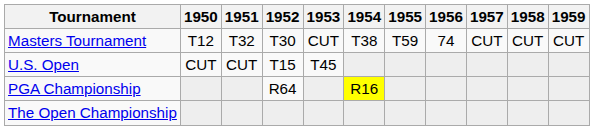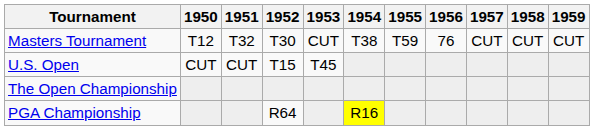(446, 41) 74 -> (446, 41) 76
rows swapped: (92, 113) <-> (74, 89)
